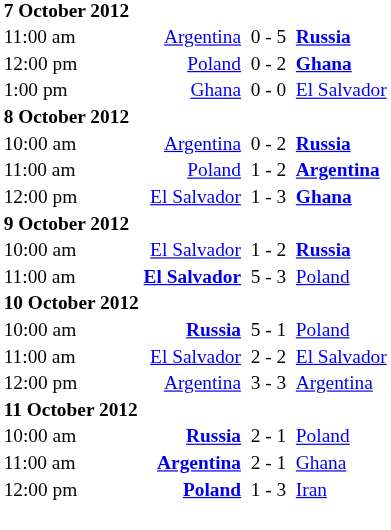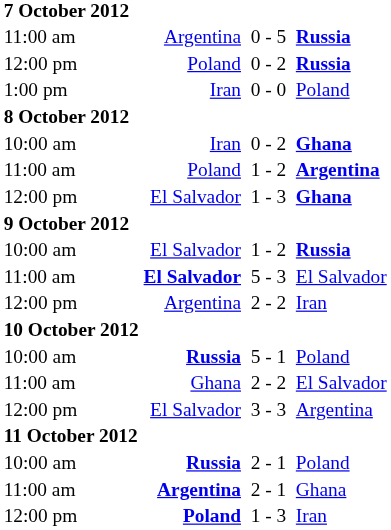(324, 63) Ghana -> (323, 63) Russia
(216, 90) Ghana -> (225, 90) Iran
(341, 90) El Salvador -> (323, 90) Poland
(202, 143) Argentina -> (225, 143) Iran
(323, 143) Russia -> (324, 143) Ghana
(323, 276) Poland -> (341, 276) El Salvador
+ row: (40, 303)
(196, 356) El Salvador -> (216, 383) Ghana
(202, 383) Argentina -> (196, 409) El Salvador
